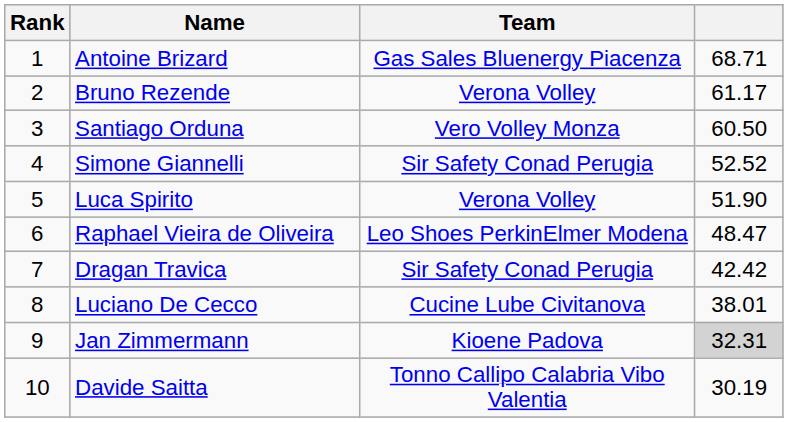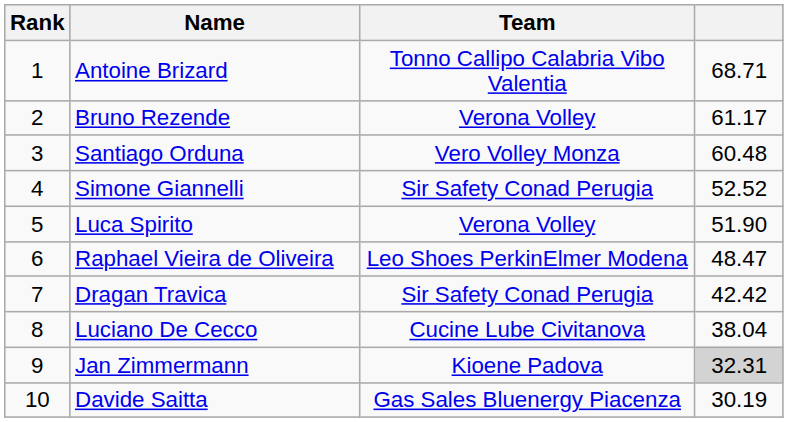(527, 58) Gas Sales Bluenergy Piacenza -> (527, 70) Tonno Callipo Calabria Vibo Valentia
(739, 129) 60.50 -> (739, 153) 60.48
(739, 305) 38.01 -> (739, 330) 38.04
(527, 388) Tonno Callipo Calabria Vibo Valentia -> (527, 400) Gas Sales Bluenergy Piacenza
